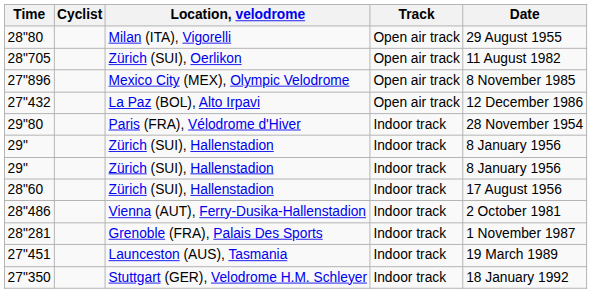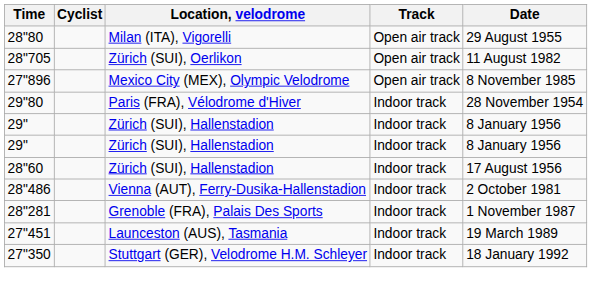- row: (29, 102)
